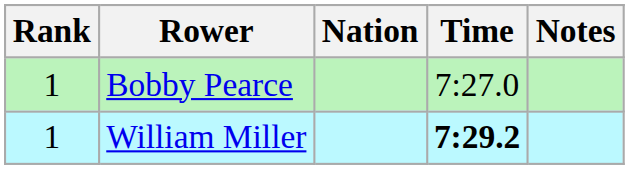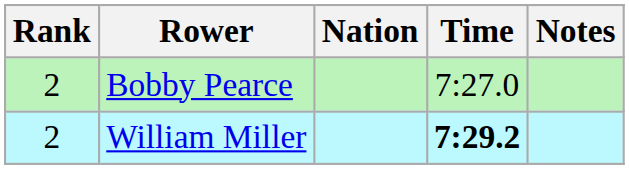(52, 84) 1 -> (52, 84) 2
(52, 137) 1 -> (52, 137) 2
